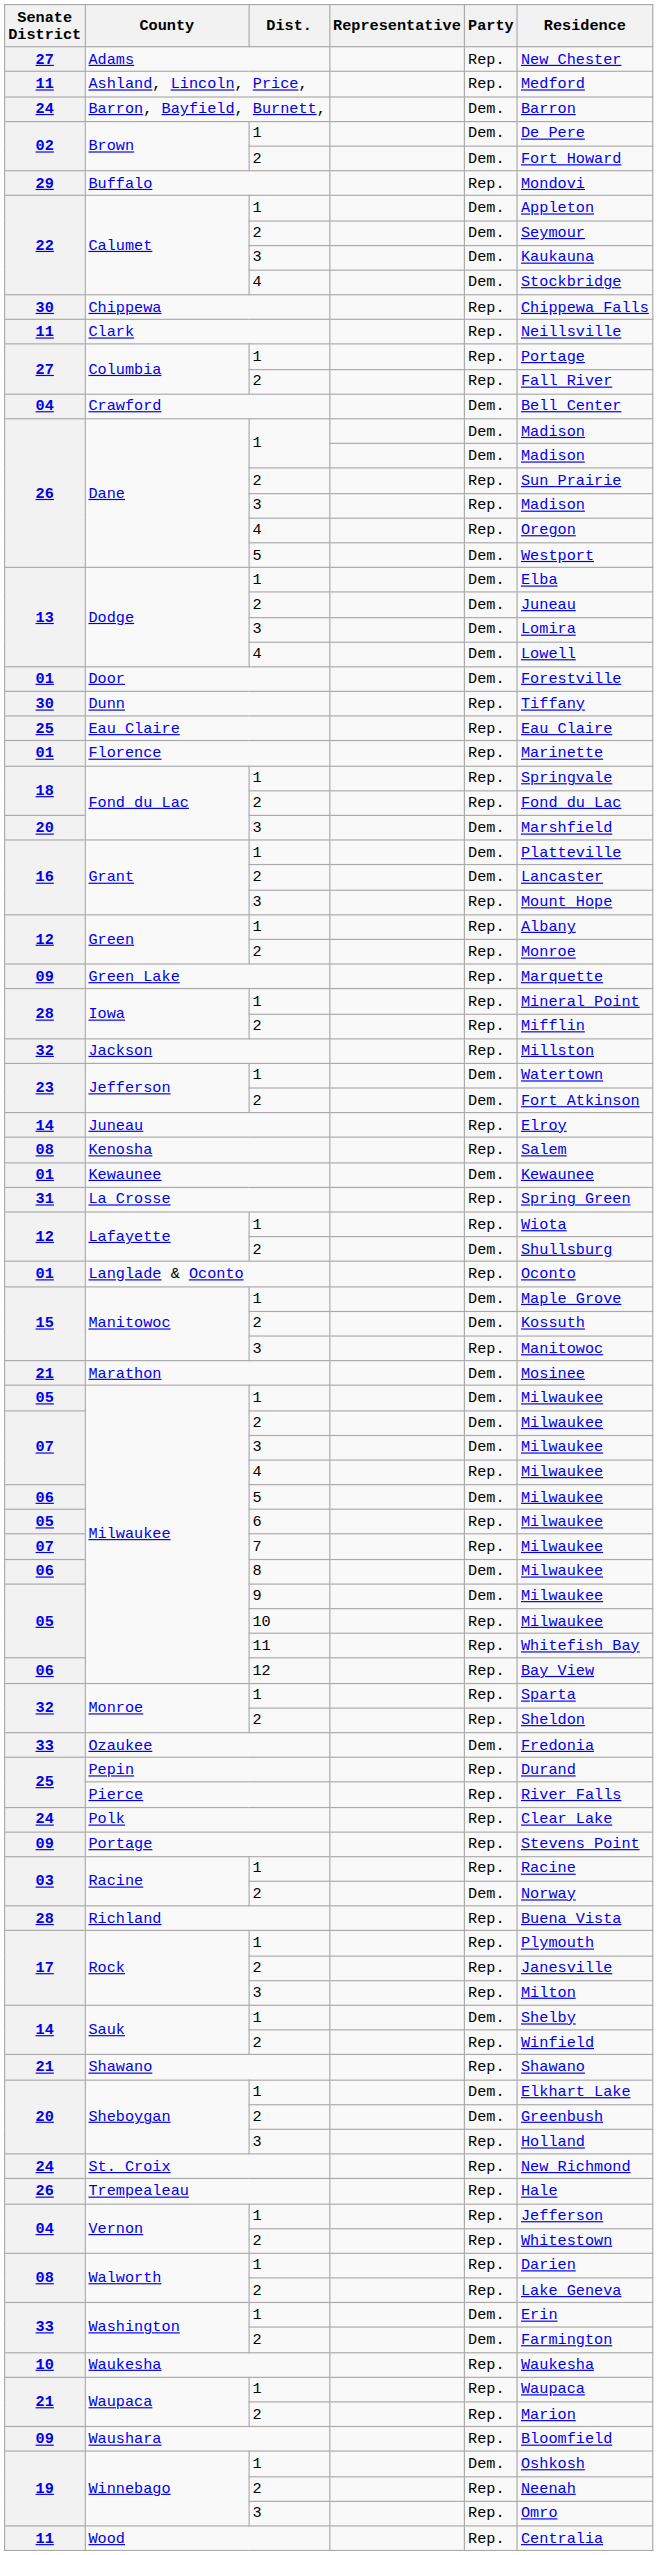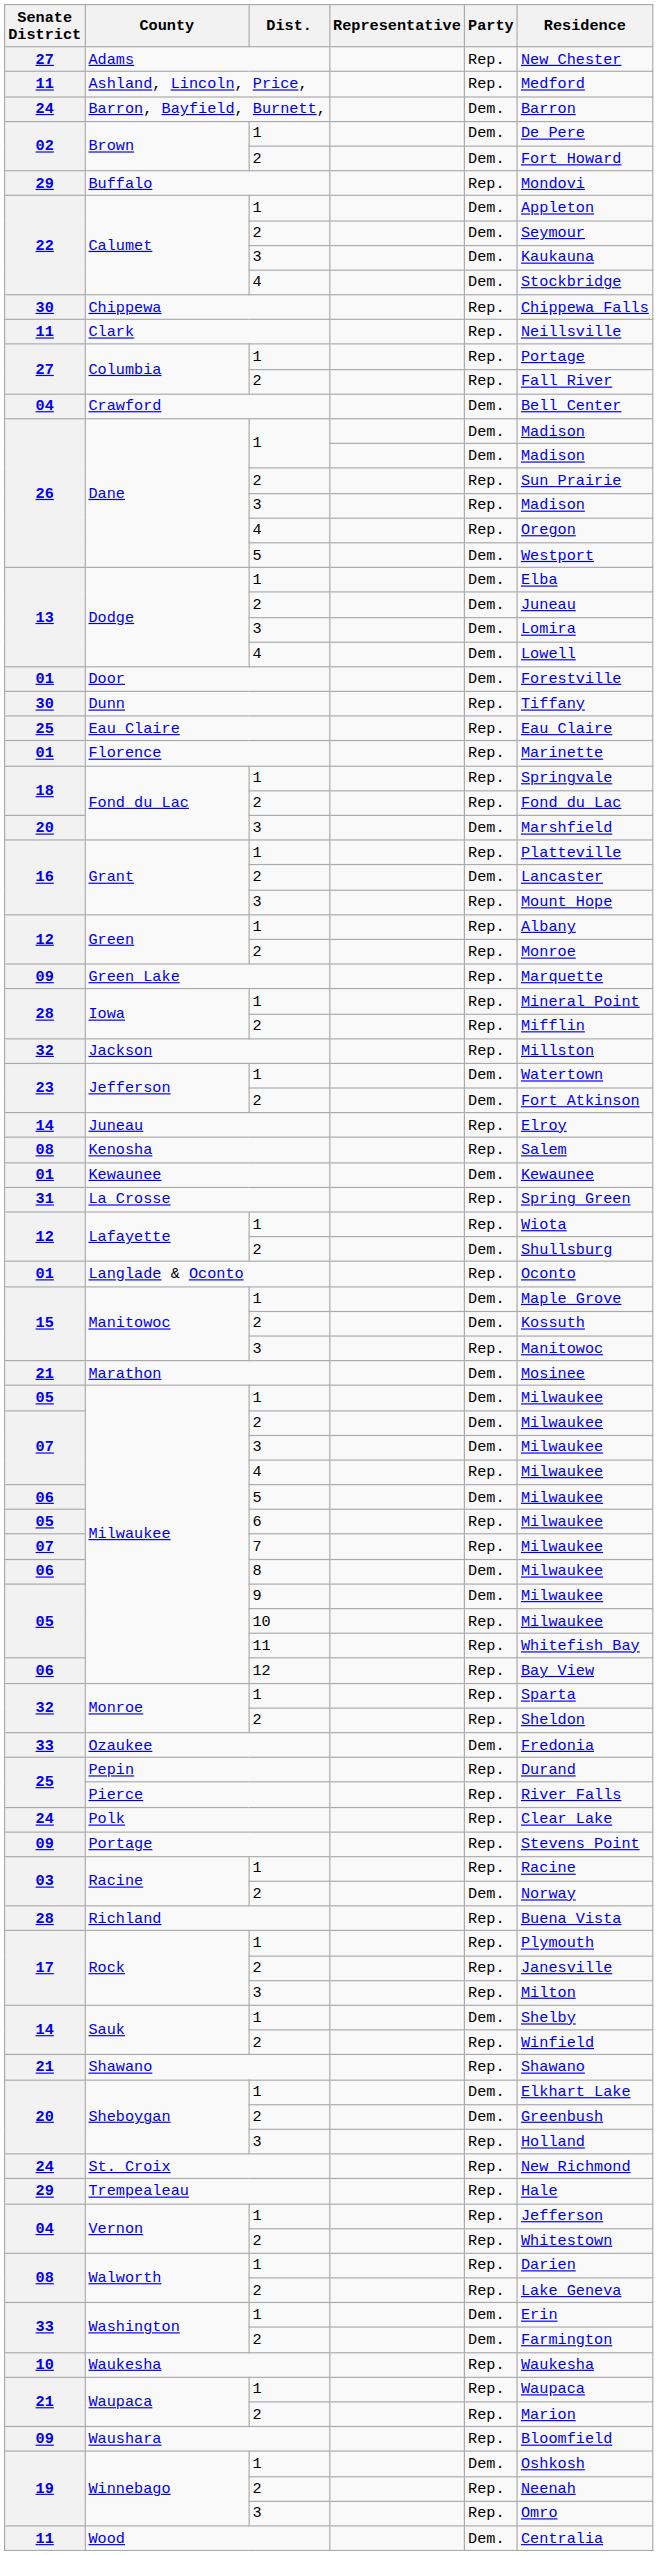(486, 853) Dem. -> (486, 853) Rep.
(45, 2191) 26 -> (45, 2191) 29
(486, 2538) Rep. -> (486, 2538) Dem.
